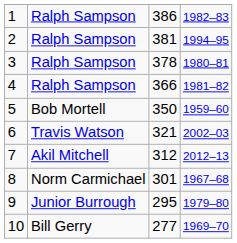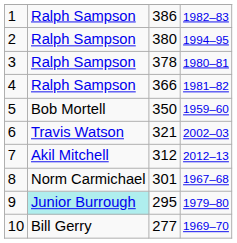(165, 39) 381 -> (165, 39) 380
(83, 202) no background -> (83, 202) paleturquoise background
